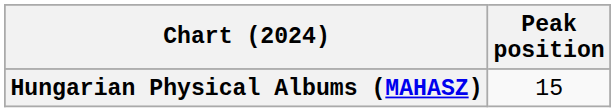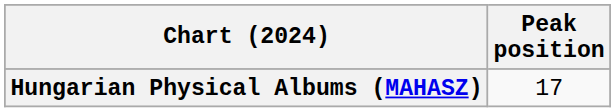(549, 88) 15 -> (549, 88) 17
